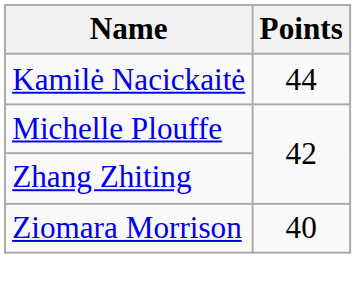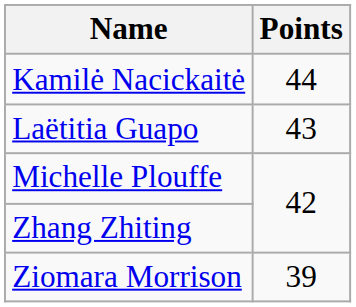+ row: (105, 128)
(301, 227) 40 -> (301, 276) 39
